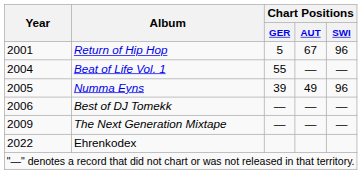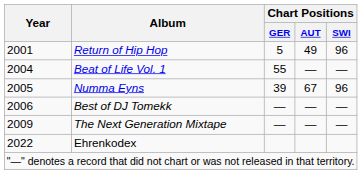(311, 50) 67 -> (311, 50) 49
(311, 87) 49 -> (311, 87) 67
